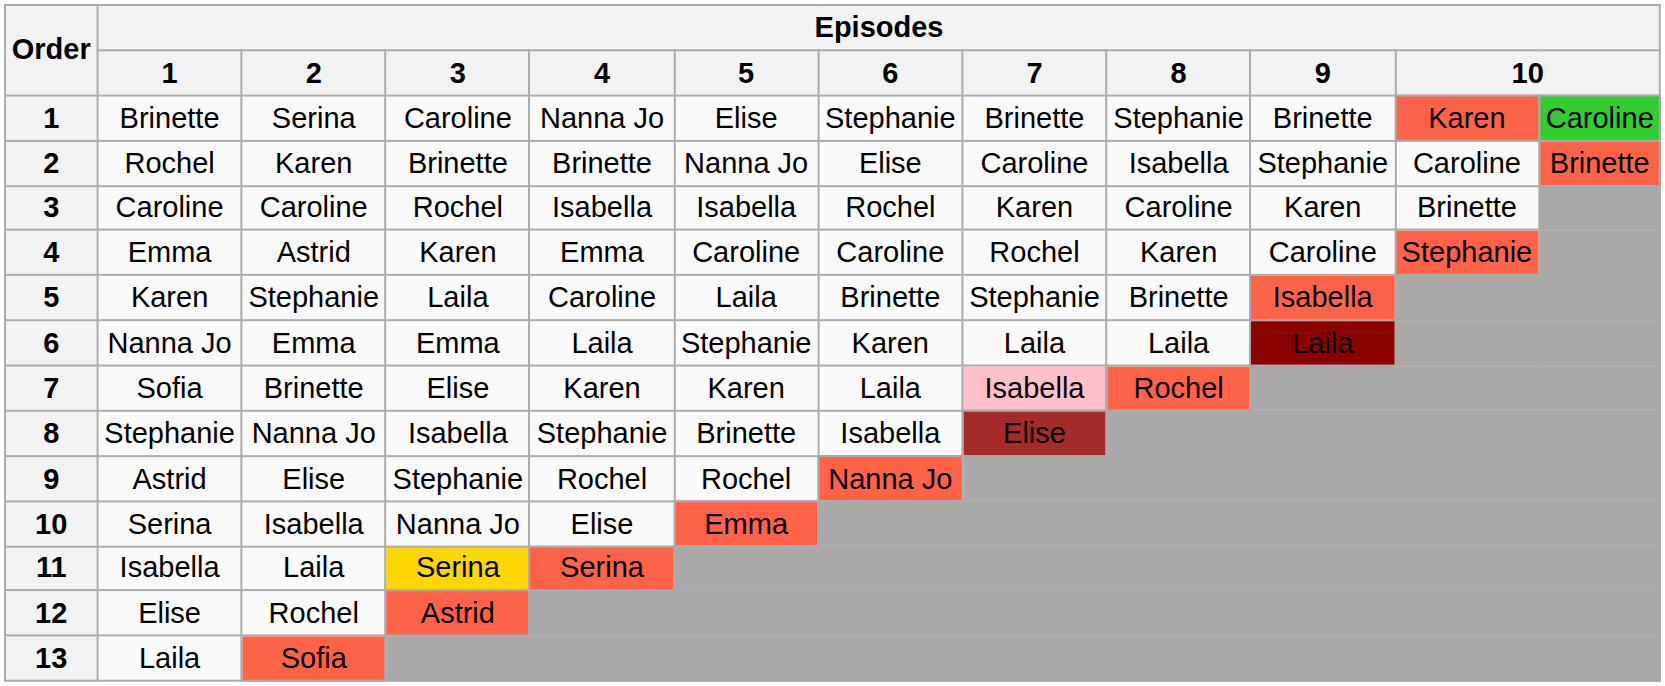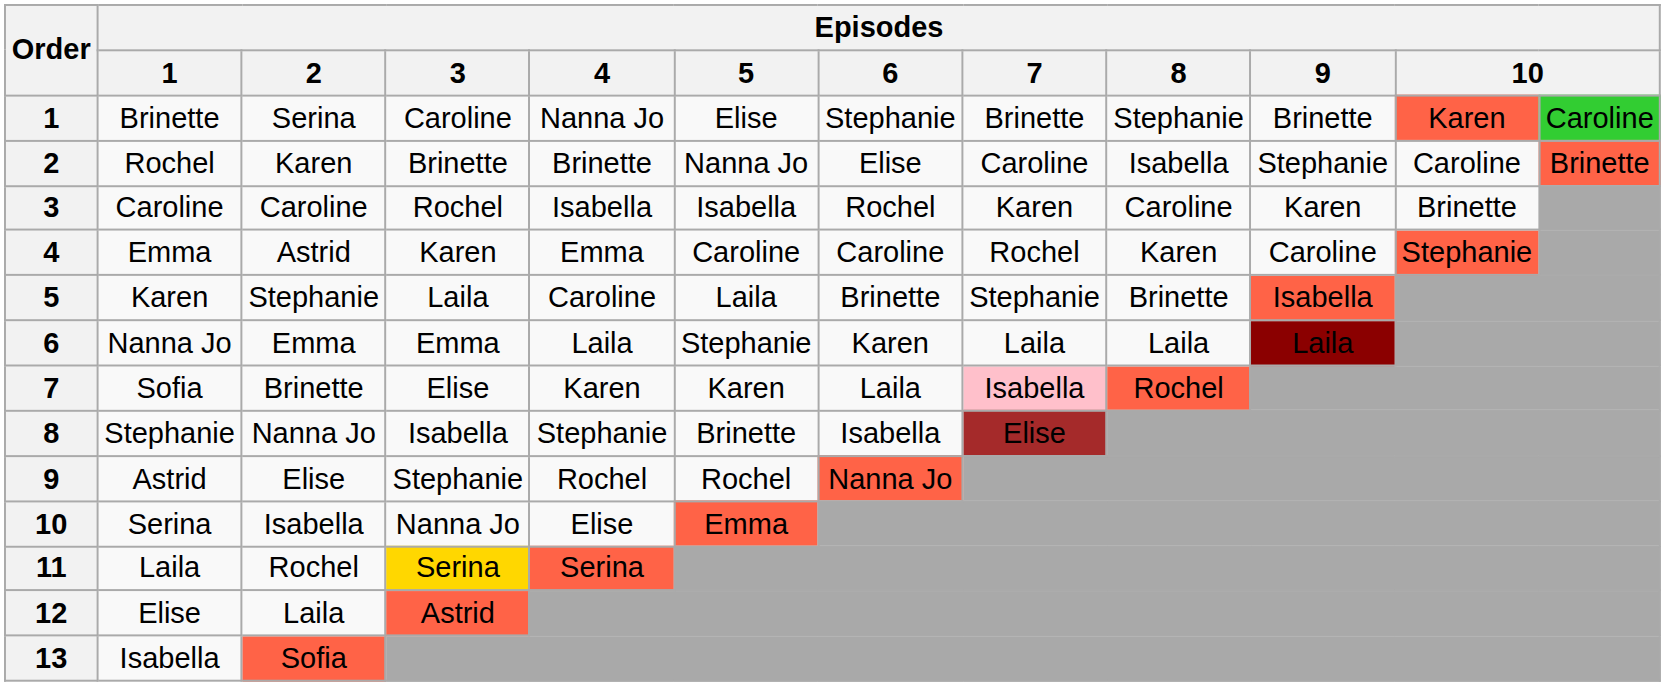(170, 568) Isabella -> (170, 568) Laila
(314, 568) Laila -> (314, 568) Rochel
(314, 613) Rochel -> (314, 613) Laila
(170, 658) Laila -> (170, 658) Isabella
